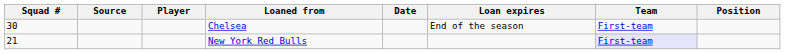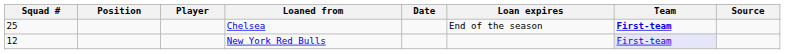columns swapped: (739, 12) <-> (110, 12)
(12, 27) 30 -> (12, 27) 25
(625, 27) normal -> (644, 27) bold
(12, 42) 21 -> (12, 42) 12
